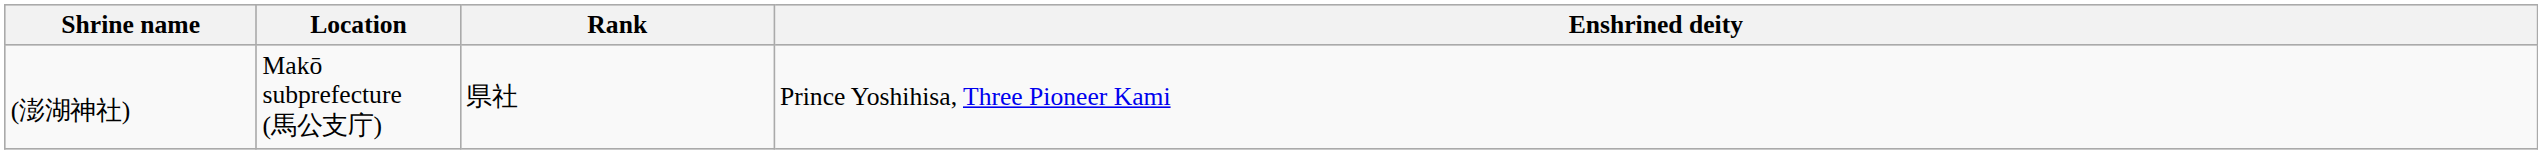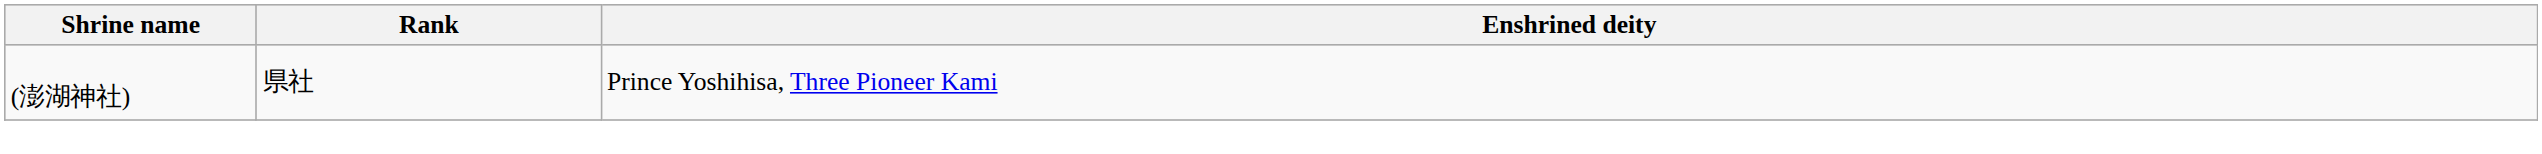- column: (358, 24)
